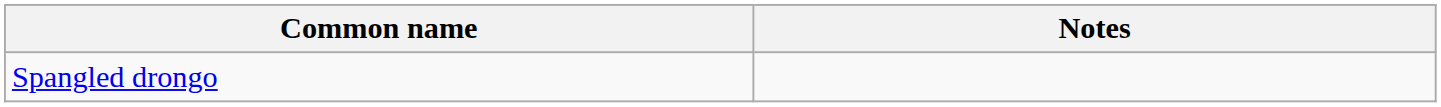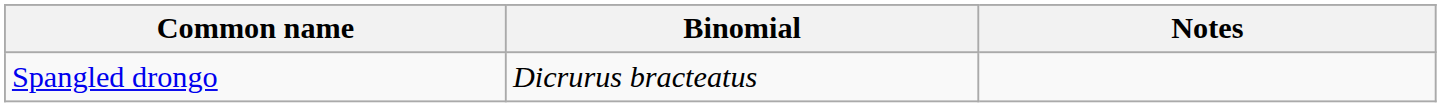+ column: (742, 28)
